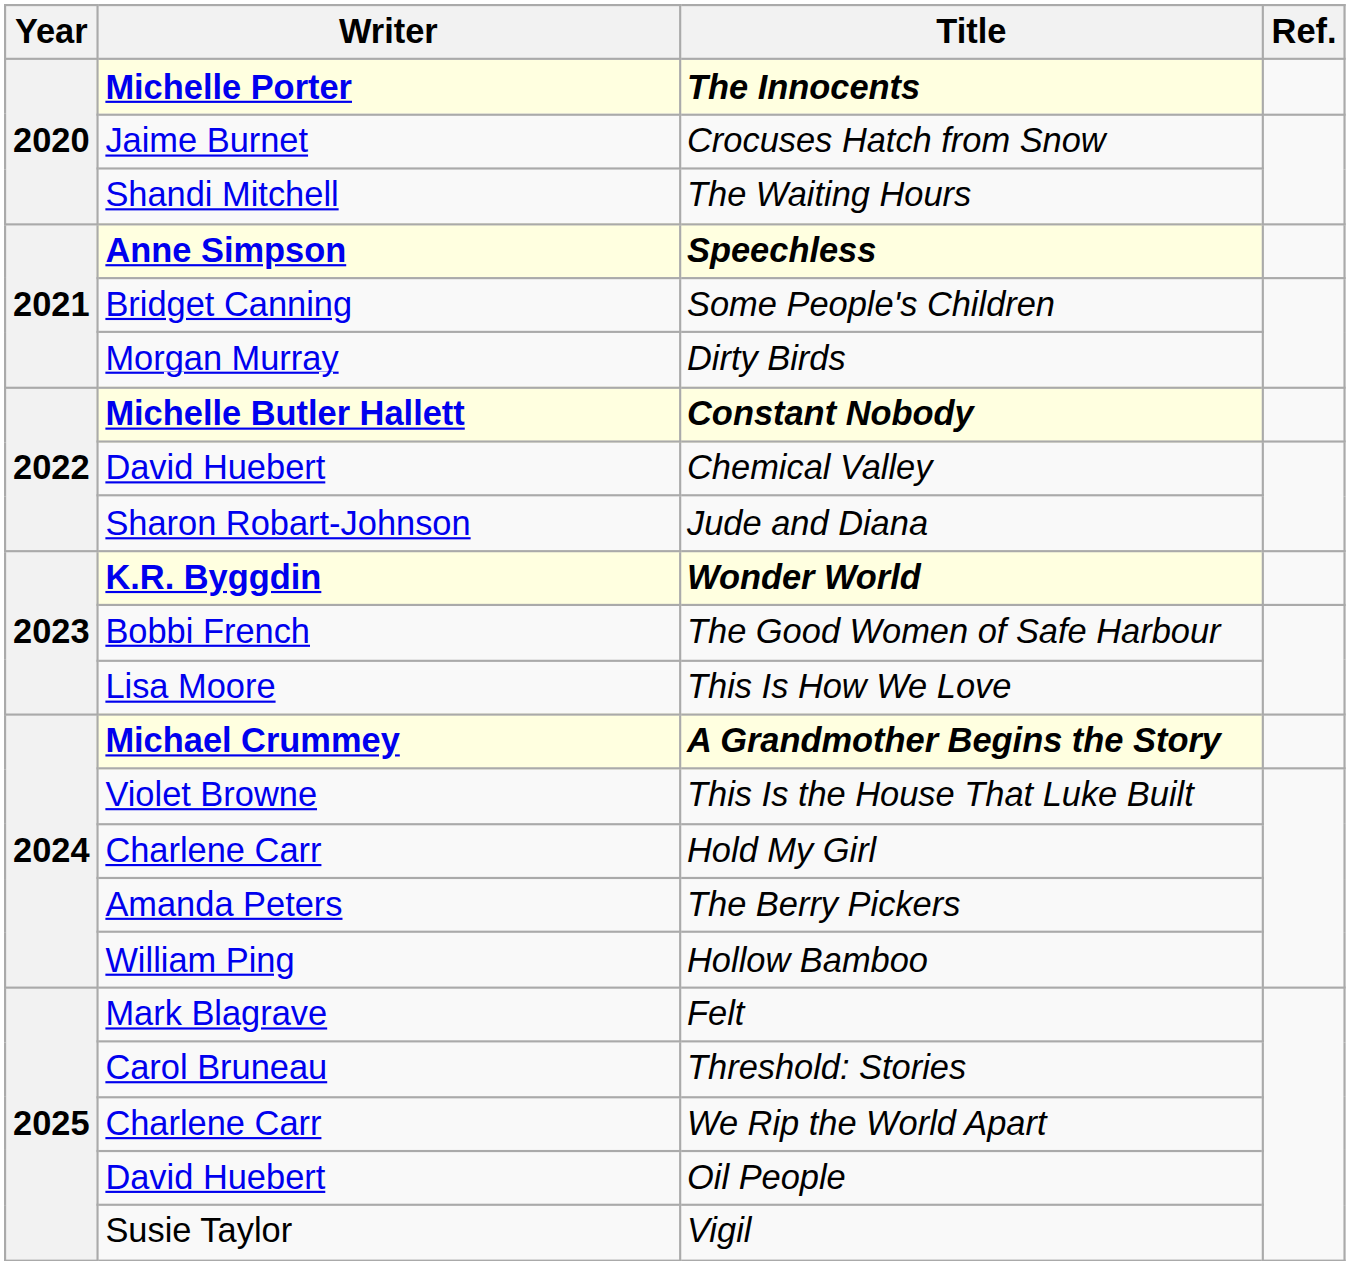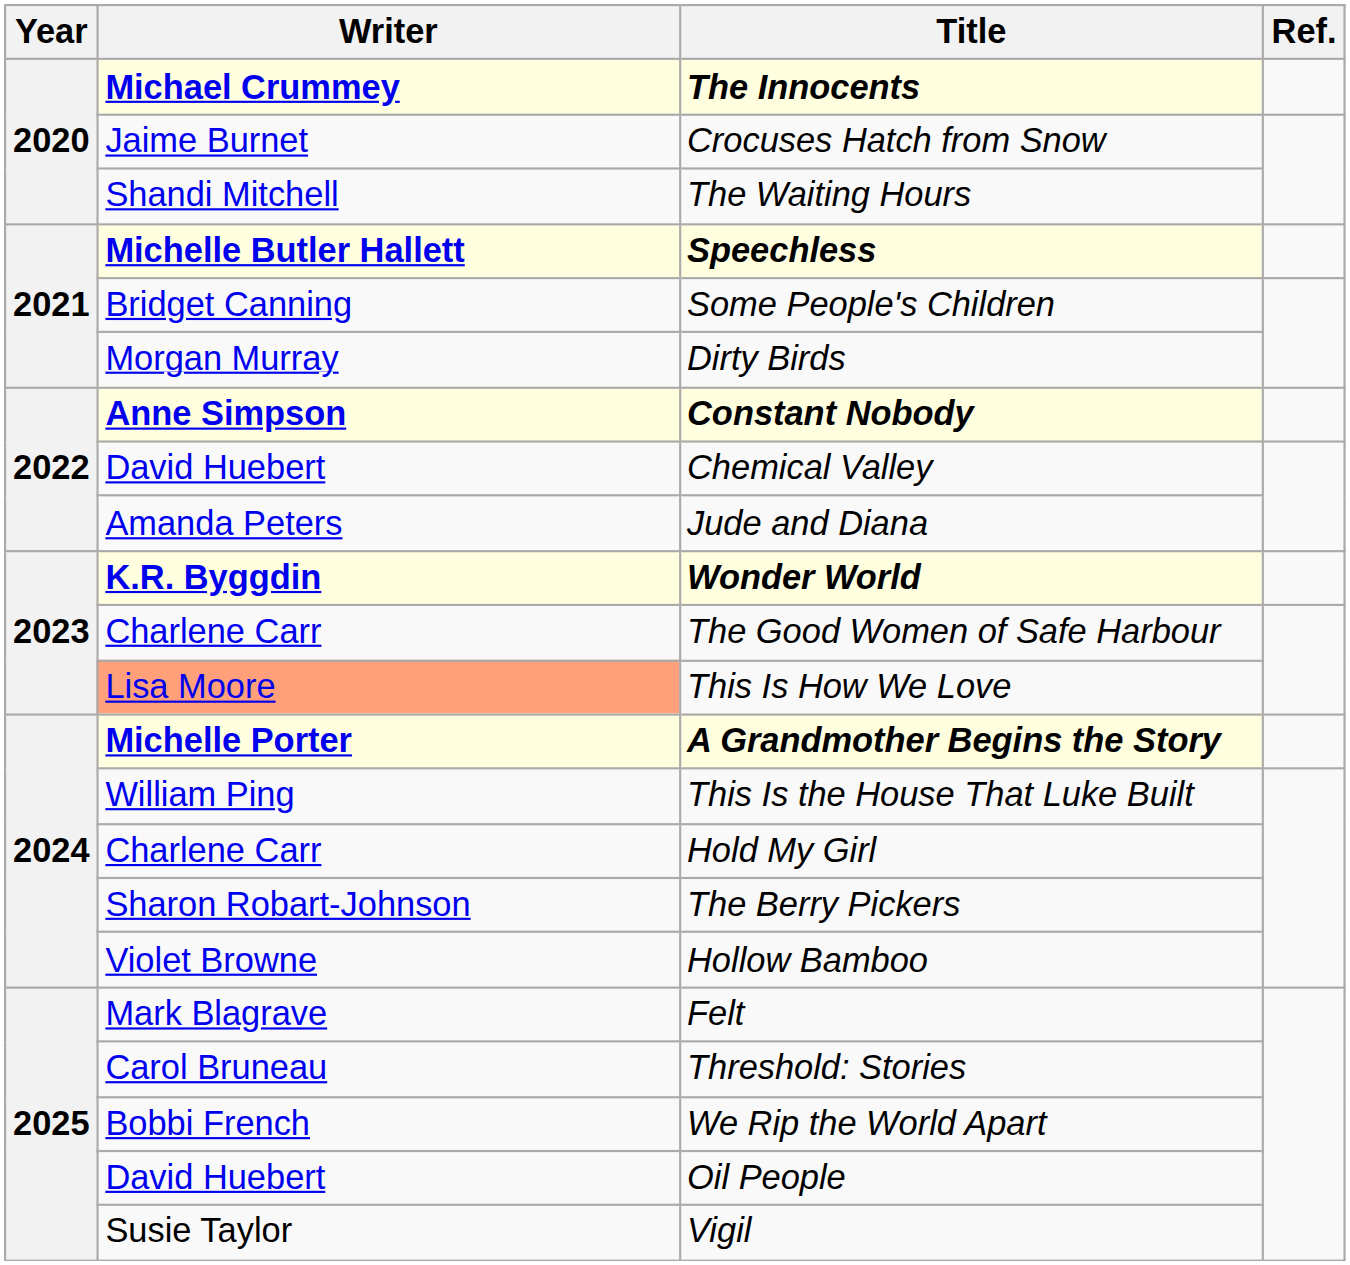(229, 86) Michelle Porter -> (253, 86) Michael Crummey
(226, 250) Anne Simpson -> (285, 250) Michelle Butler Hallett
(285, 413) Michelle Butler Hallett -> (226, 413) Anne Simpson
(288, 522) Sharon Robart-Johnson -> (224, 522) Amanda Peters
(208, 631) Bobbi French -> (213, 631) Charlene Carr
(190, 686) no background -> (190, 686) lightsalmon background
(253, 741) Michael Crummey -> (229, 741) Michelle Porter
(211, 795) Violet Browne -> (200, 795) William Ping
(224, 904) Amanda Peters -> (288, 904) Sharon Robart-Johnson
(200, 959) William Ping -> (211, 959) Violet Browne
(213, 1122) Charlene Carr -> (208, 1122) Bobbi French
